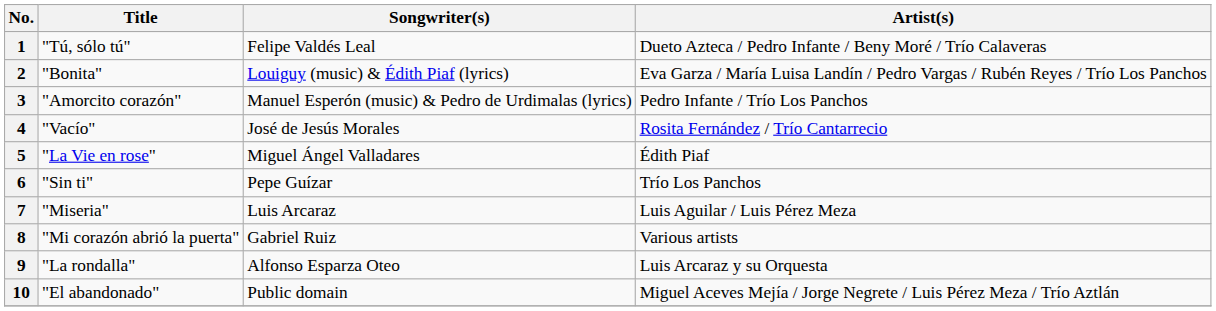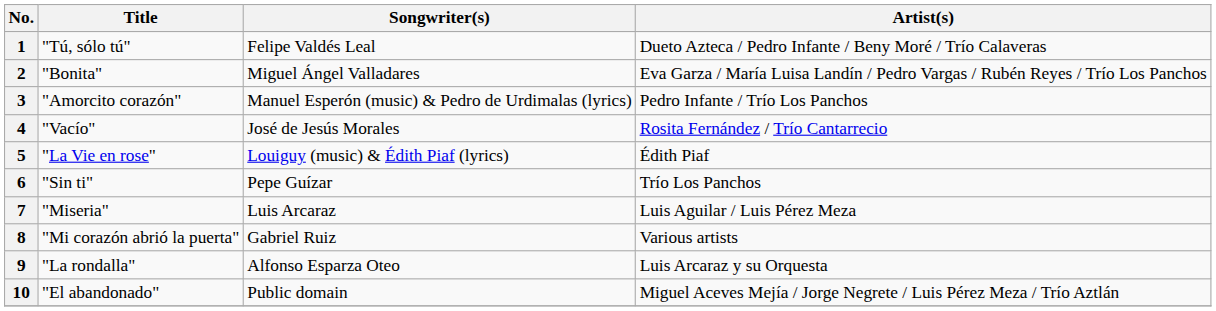(378, 73) Louiguy (music) & Édith Piaf (lyrics) -> (334, 73) Miguel Ángel Valladares
(334, 155) Miguel Ángel Valladares -> (378, 155) Louiguy (music) & Édith Piaf (lyrics)
